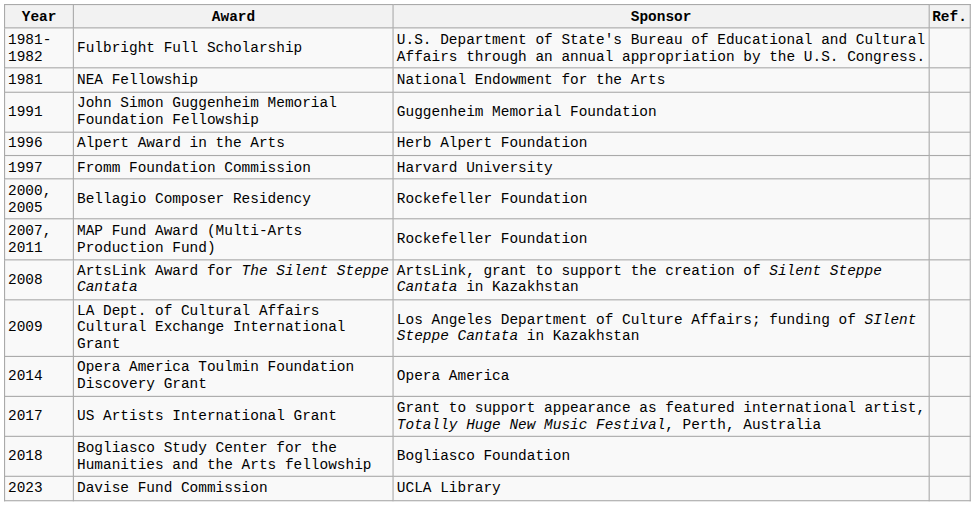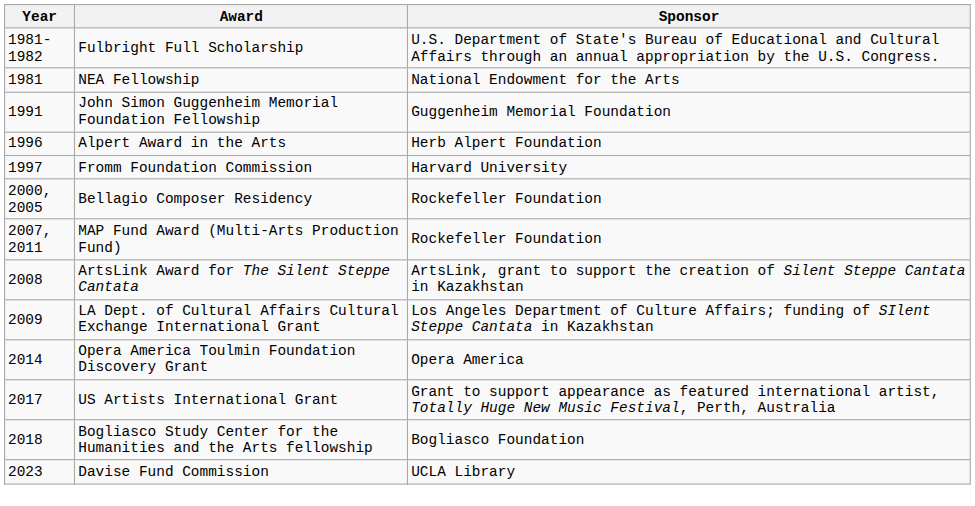- column: (949, 16)
